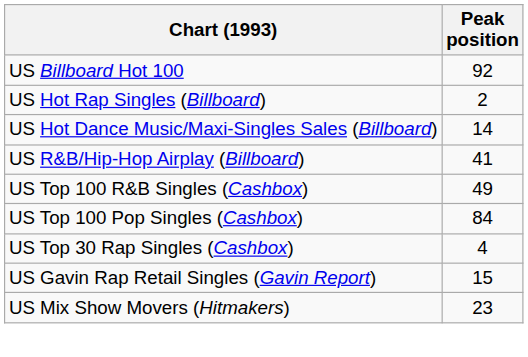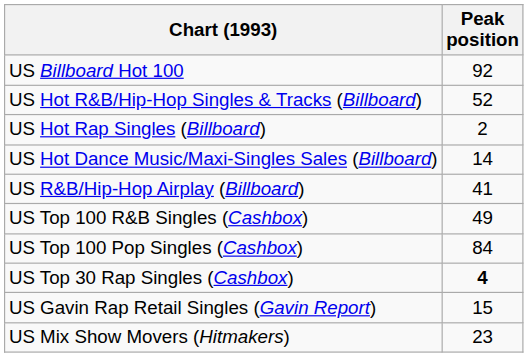+ row: (215, 99)
(483, 248) normal -> (483, 277) bold
